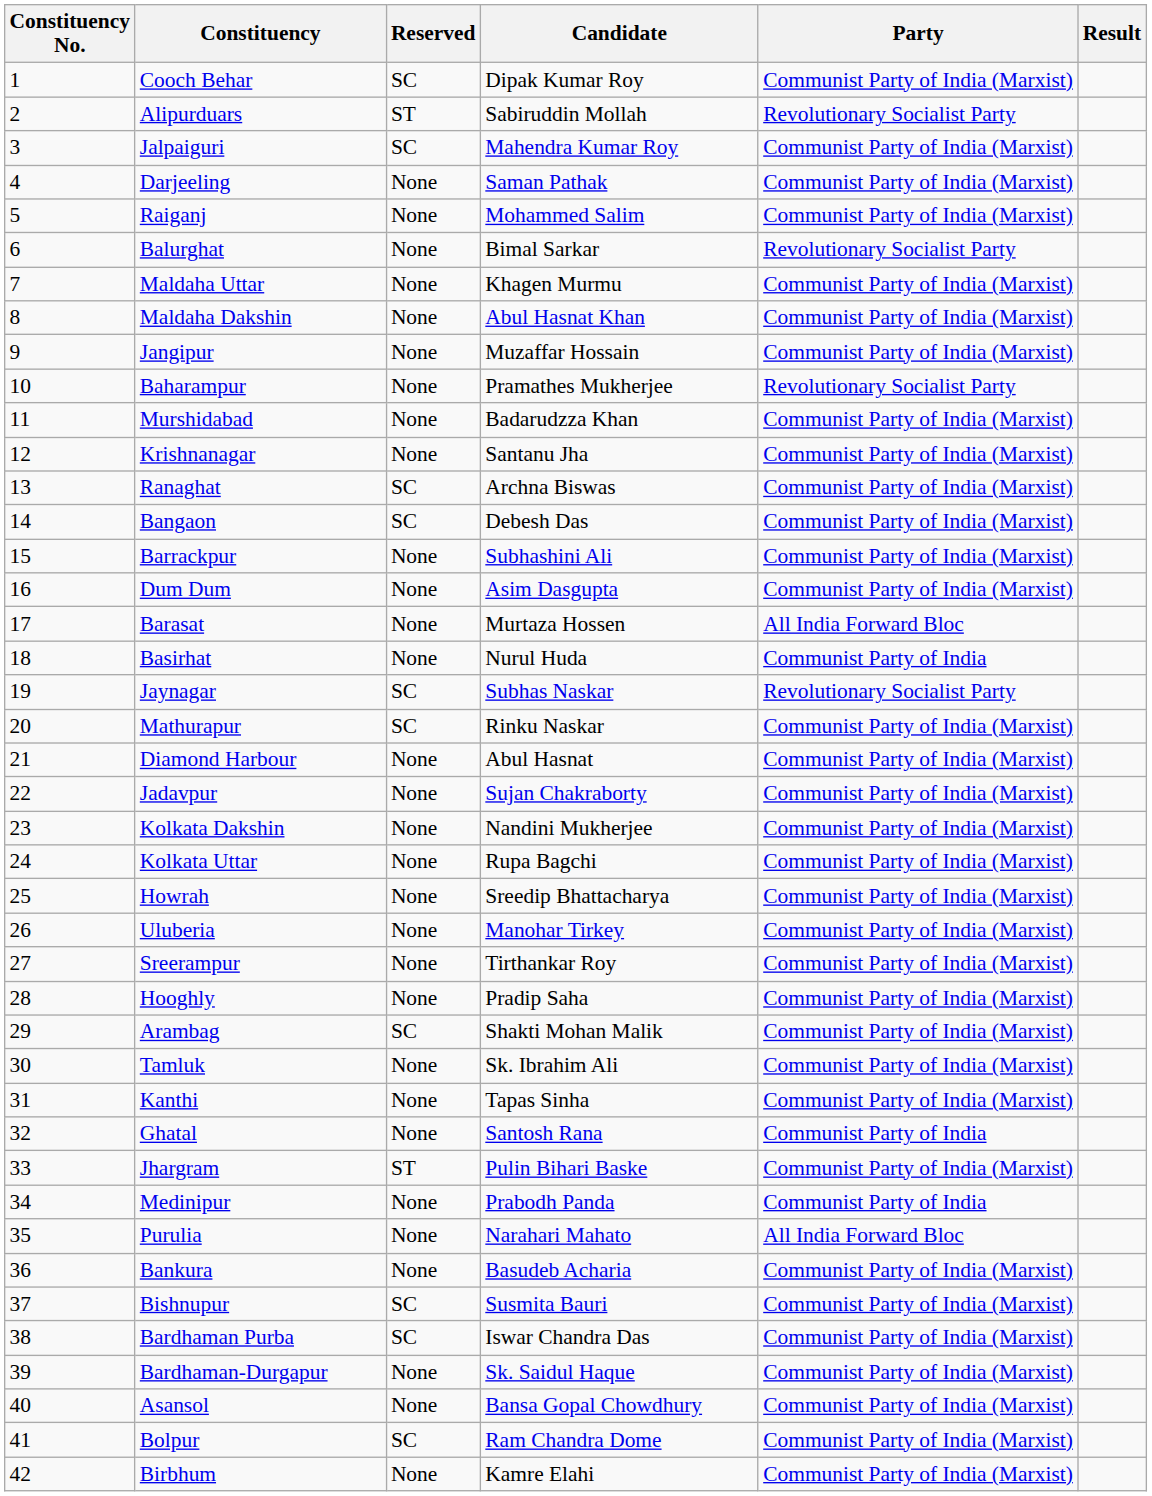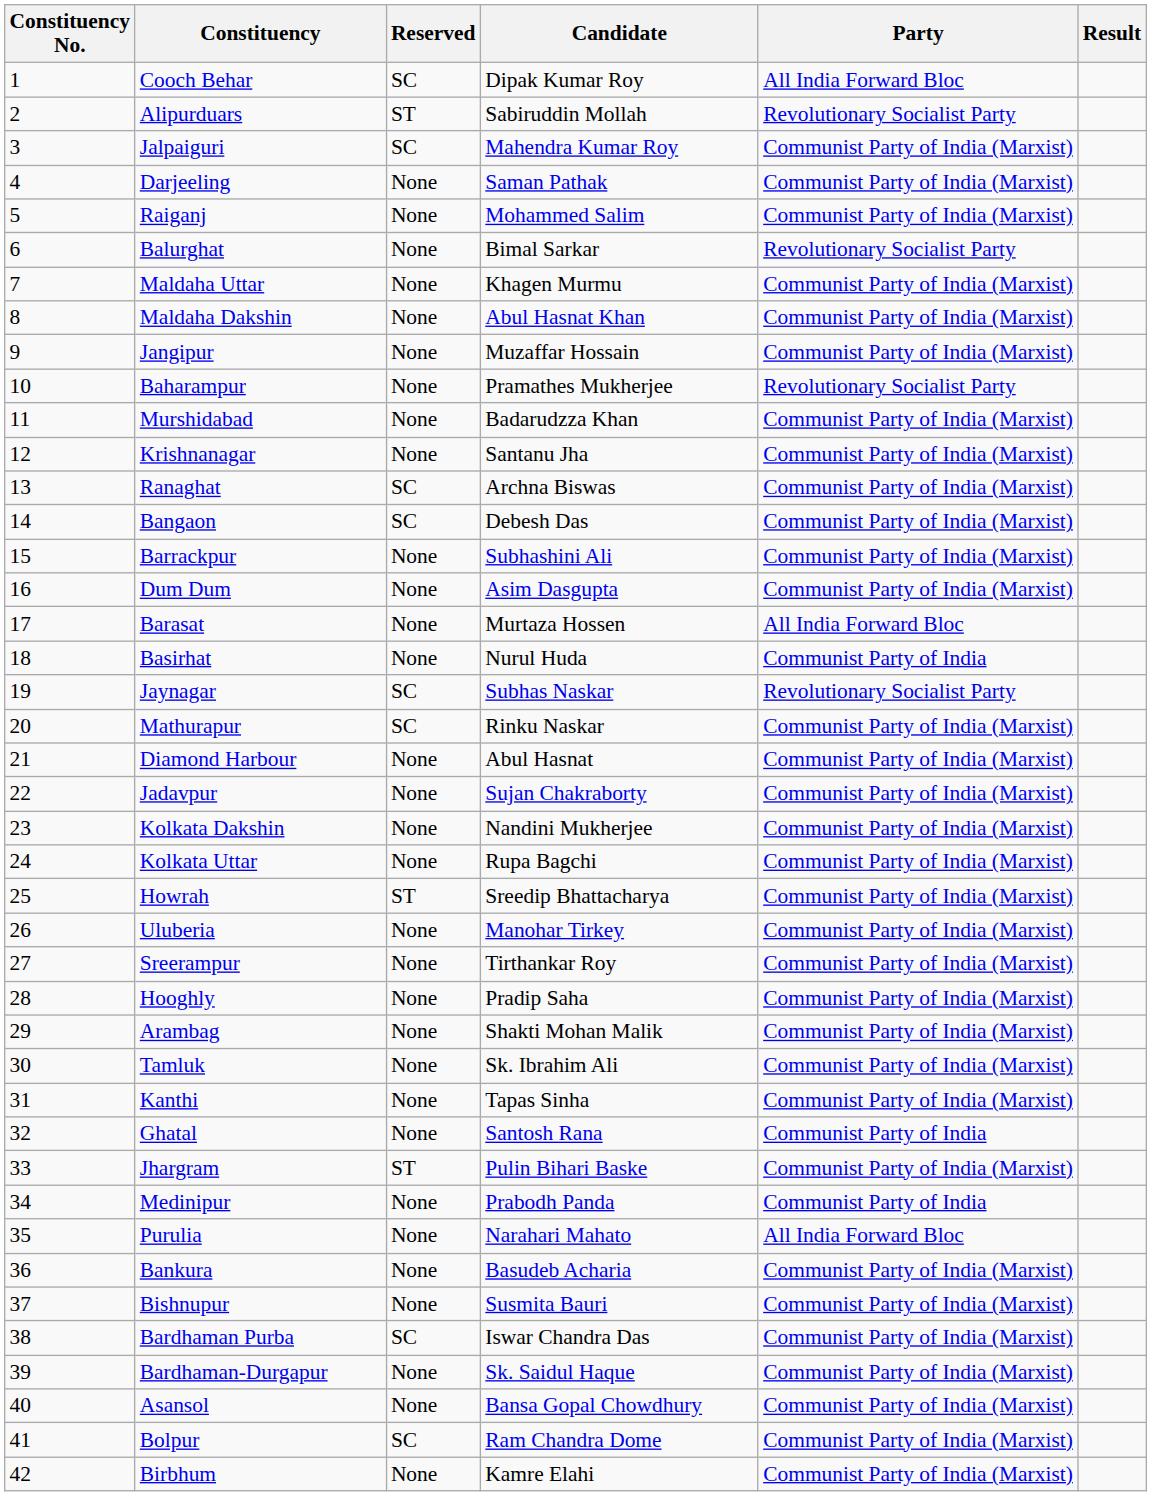(918, 79) Communist Party of India (Marxist) -> (864, 79) All India Forward Bloc
(414, 895) None -> (403, 895) ST
(404, 1031) SC -> (414, 1031) None
(404, 1303) SC -> (414, 1303) None
